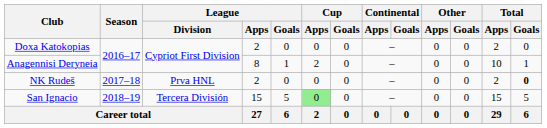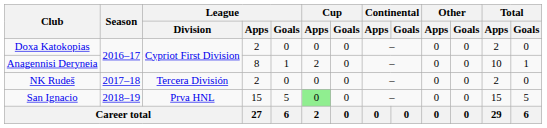(192, 81) Prva HNL -> (192, 81) Tercera División
(526, 81) bold -> (526, 81) normal
(192, 98) Tercera División -> (192, 98) Prva HNL
